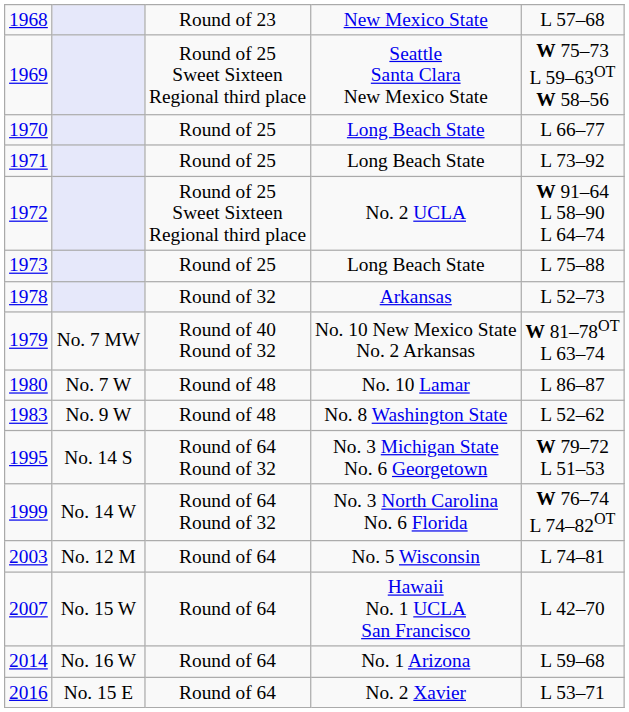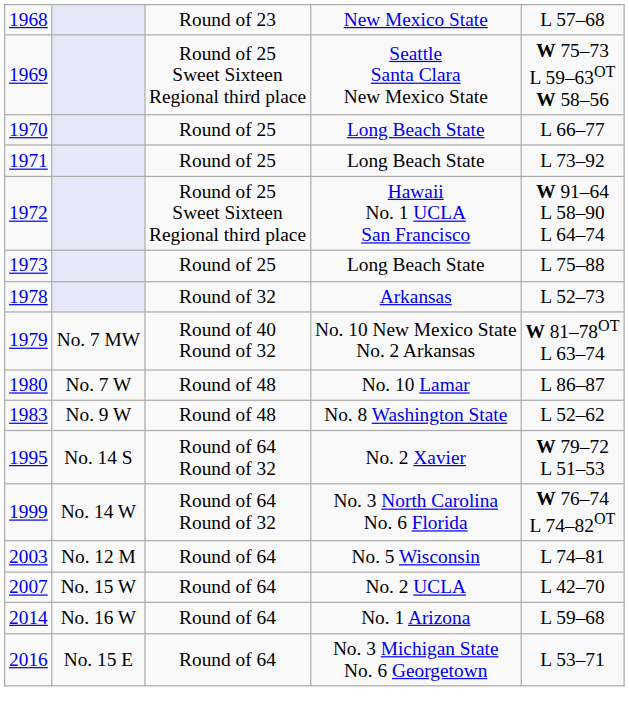(416, 213) No. 2 UCLA -> (416, 213) Hawaii No. 1 UCLA San Francisco
(416, 457) No. 3 Michigan State No. 6 Georgetown -> (416, 457) No. 2 Xavier
(416, 608) Hawaii No. 1 UCLA San Francisco -> (416, 587) No. 2 UCLA
(416, 692) No. 2 Xavier -> (416, 659) No. 3 Michigan State No. 6 Georgetown
